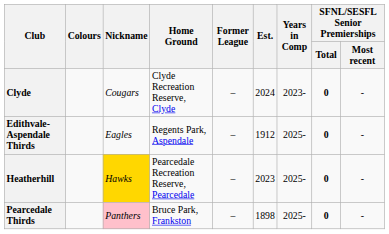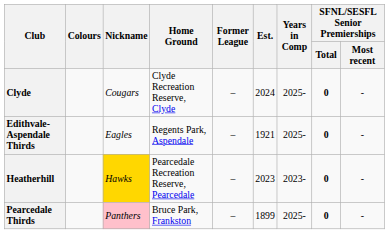(294, 92) 2023- -> (294, 92) 2025-
(265, 135) 1912 -> (265, 135) 1921
(294, 178) 2025- -> (294, 178) 2023-
(265, 215) 1898 -> (265, 215) 1899
